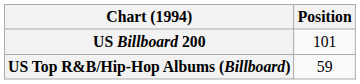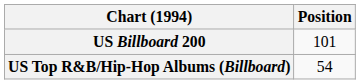(325, 66) 59 -> (325, 66) 54
